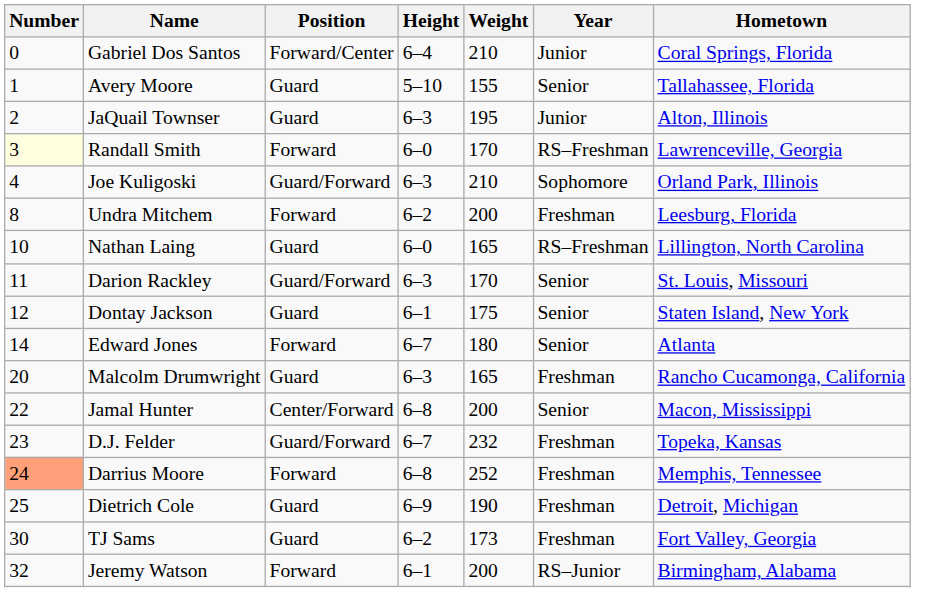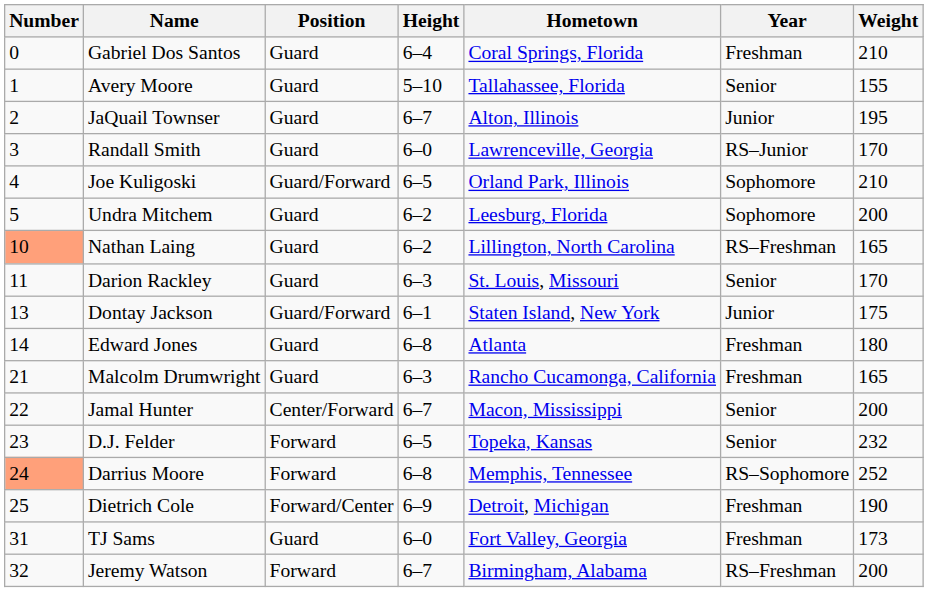columns swapped: (498, 20) <-> (781, 20)
(332, 53) Forward/Center -> (294, 53) Guard
(562, 53) Junior -> (764, 53) Freshman
(417, 117) 6–3 -> (417, 117) 6–7
(14, 150) lightyellow background -> (14, 150) no background
(303, 150) Forward -> (294, 150) Guard
(593, 150) RS–Freshman -> (767, 150) RS–Junior
(417, 182) 6–3 -> (417, 182) 6–5
(14, 214) 8 -> (14, 214) 5
(303, 214) Forward -> (294, 214) Guard
(576, 214) Freshman -> (770, 214) Sophomore
(19, 247) no background -> (19, 247) lightsalmon background
(417, 247) 6–0 -> (417, 247) 6–2
(330, 279) Guard/Forward -> (294, 279) Guard
(19, 311) 12 -> (19, 311) 13
(294, 311) Guard -> (330, 311) Guard/Forward
(563, 311) Senior -> (750, 311) Junior
(303, 344) Forward -> (294, 344) Guard
(417, 344) 6–7 -> (417, 344) 6–8
(563, 344) Senior -> (764, 344) Freshman
(19, 376) 20 -> (19, 376) 21
(417, 408) 6–8 -> (417, 408) 6–7
(330, 441) Guard/Forward -> (303, 441) Forward
(417, 441) 6–7 -> (417, 441) 6–5
(576, 441) Freshman -> (751, 441) Senior
(576, 473) Freshman -> (787, 473) RS–Sophomore
(294, 505) Guard -> (332, 505) Forward/Center
(19, 538) 30 -> (19, 538) 31
(417, 538) 6–2 -> (417, 538) 6–0
(417, 570) 6–1 -> (417, 570) 6–7
(579, 570) RS–Junior -> (781, 570) RS–Freshman
